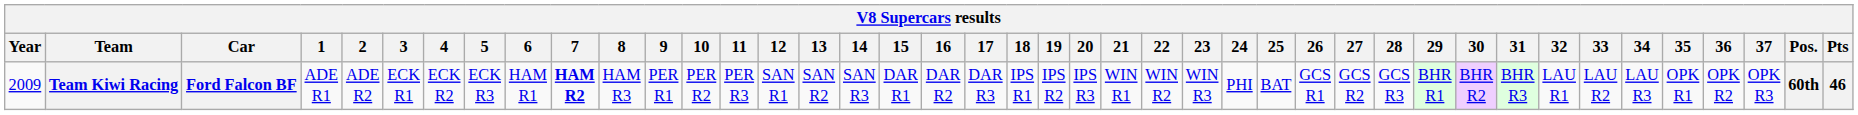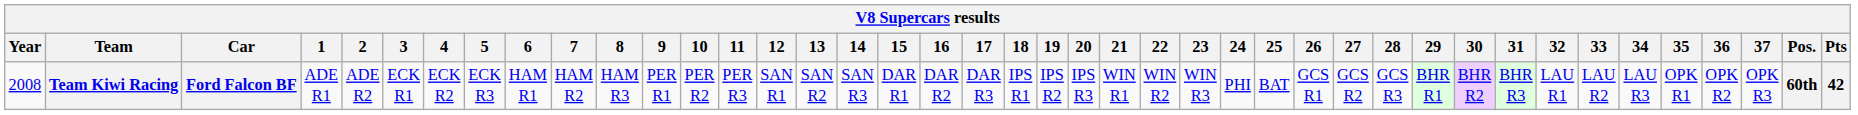(25, 85) 2009 -> (25, 85) 2008
(575, 85) bold -> (574, 85) normal
(1838, 85) 46 -> (1836, 85) 42
